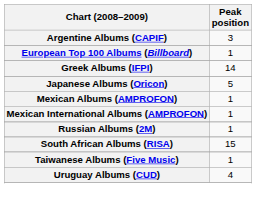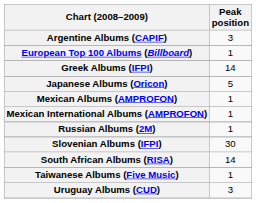+ row: (107, 144)
(230, 144) 15 -> (230, 159) 14
(230, 175) 4 -> (230, 190) 3
